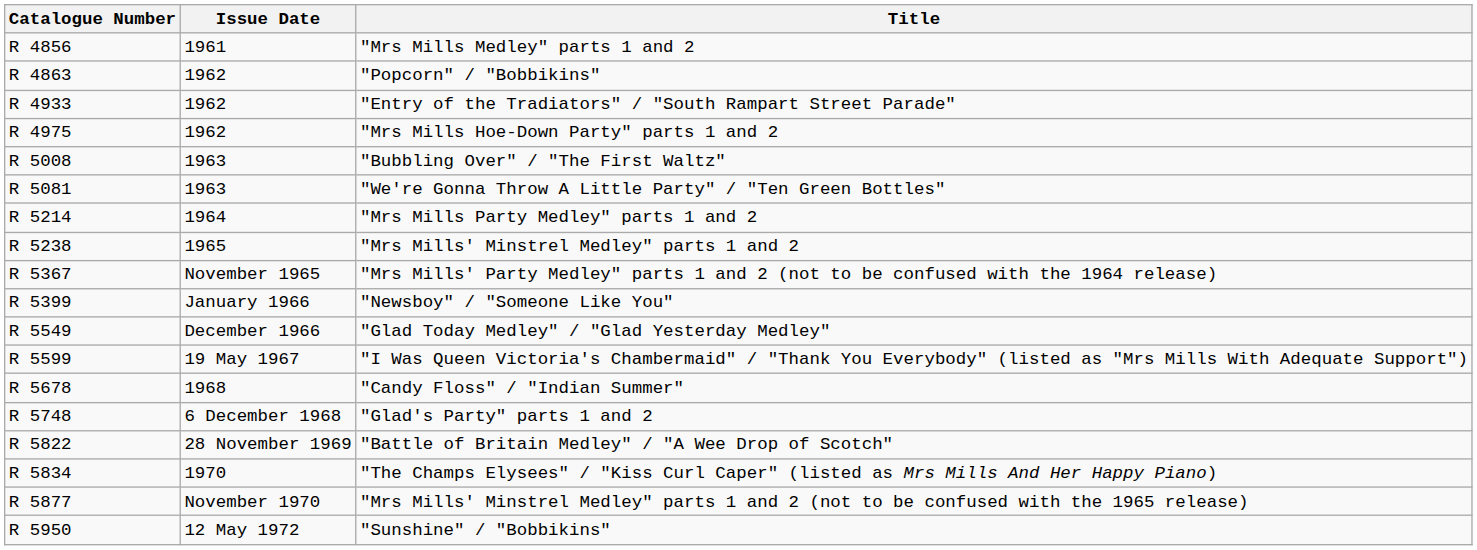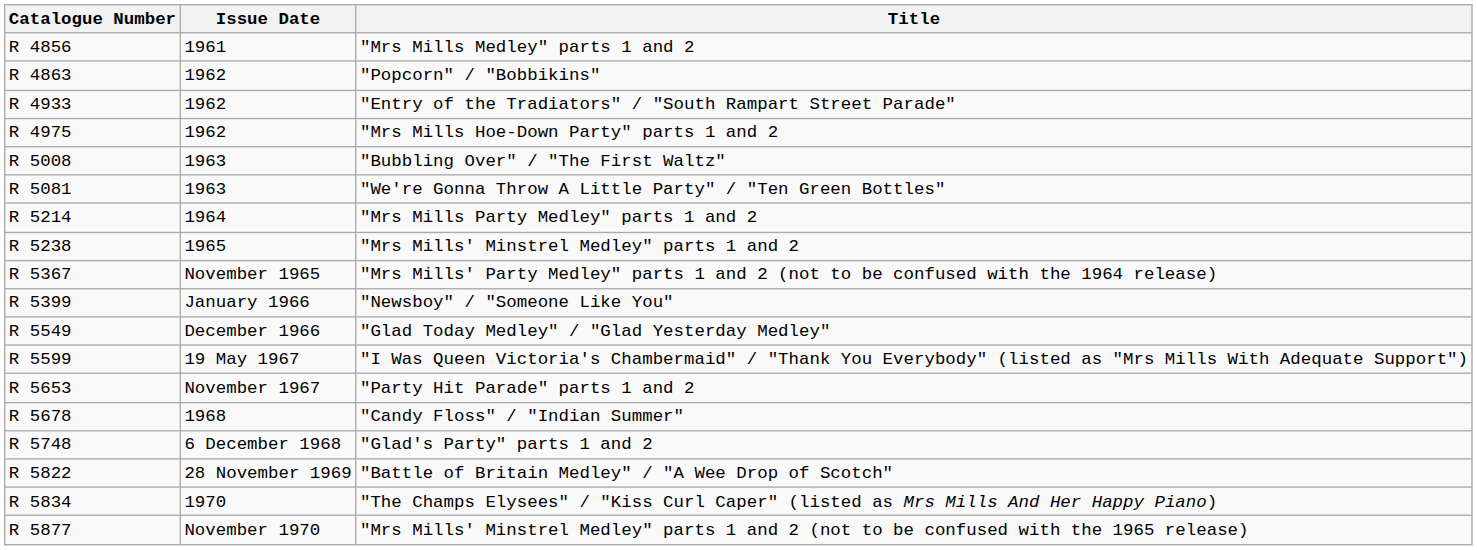+ row: (527, 388)
- row: (485, 530)
